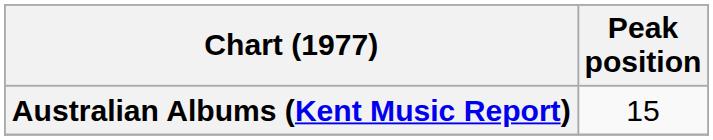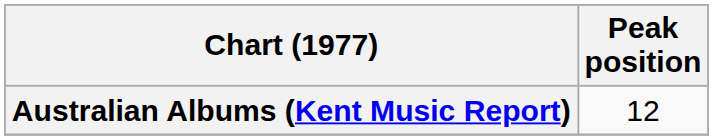(643, 109) 15 -> (643, 109) 12
